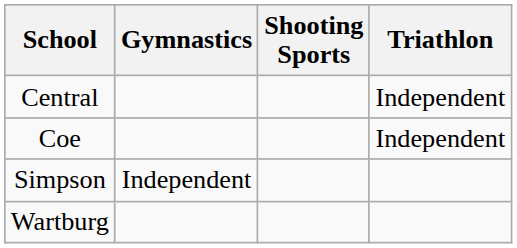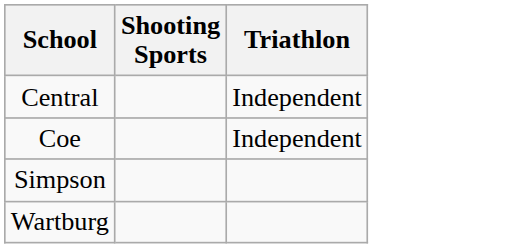- column: (187, 40)
